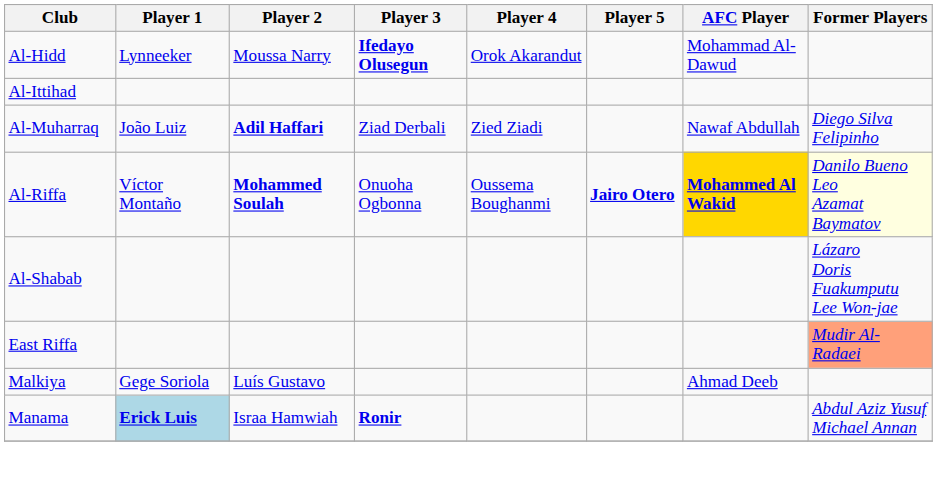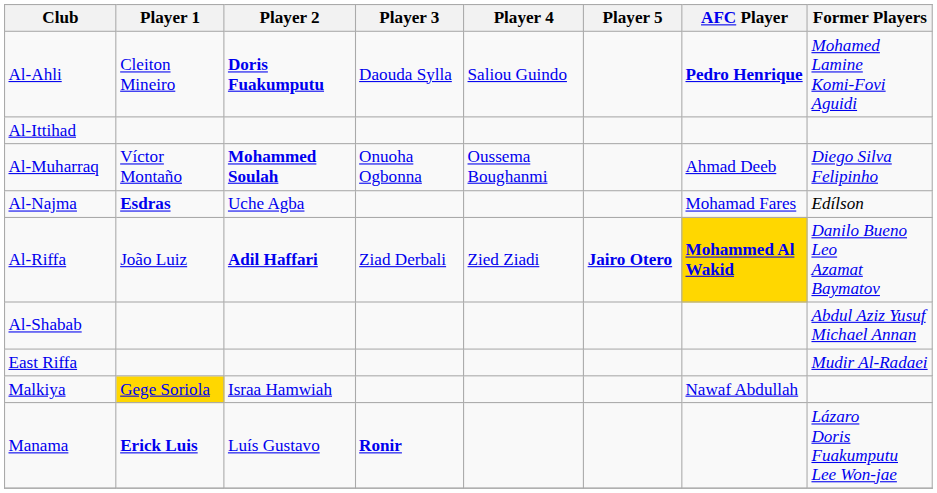+ row: (35, 74)
- row: (37, 54)
(153, 128) João Luiz -> (151, 166) Víctor Montaño
(278, 128) Adil Haffari -> (272, 166) Mohammed Soulah
(402, 128) Ziad Derbali -> (391, 166) Onuoha Ogbonna
(507, 128) Zied Ziadi -> (507, 166) Oussema Boughanmi
(743, 128) Nawaf Abdullah -> (731, 166) Ahmad Deeb
+ row: (43, 203)
(150, 194) Víctor Montaño -> (154, 259) João Luiz
(278, 194) Mohammed Soulah -> (273, 259) Adil Haffari
(390, 194) Onuoha Ogbonna -> (403, 259) Ziad Derbali
(511, 194) Oussema Boughanmi -> (503, 259) Zied Ziadi
(860, 194) lightyellow background -> (859, 259) no background
(855, 279) Lázaro Doris Fuakumputu Lee Won-jae -> (869, 325) Abdul Aziz Yusuf Michael Annan
(846, 344) lightsalmon background -> (870, 362) no background
(164, 381) no background -> (165, 389) gold background
(279, 381) Luís Gustavo -> (280, 389) Israa Hamwiah
(732, 381) Ahmad Deeb -> (742, 389) Nawaf Abdullah
(158, 418) lightblue background -> (159, 445) no background
(285, 418) Israa Hamwiah -> (274, 445) Luís Gustavo
(869, 418) Abdul Aziz Yusuf Michael Annan -> (855, 445) Lázaro Doris Fuakumputu Lee Won-jae
